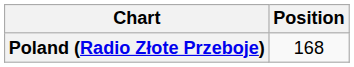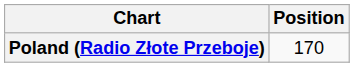(309, 47) 168 -> (309, 47) 170
